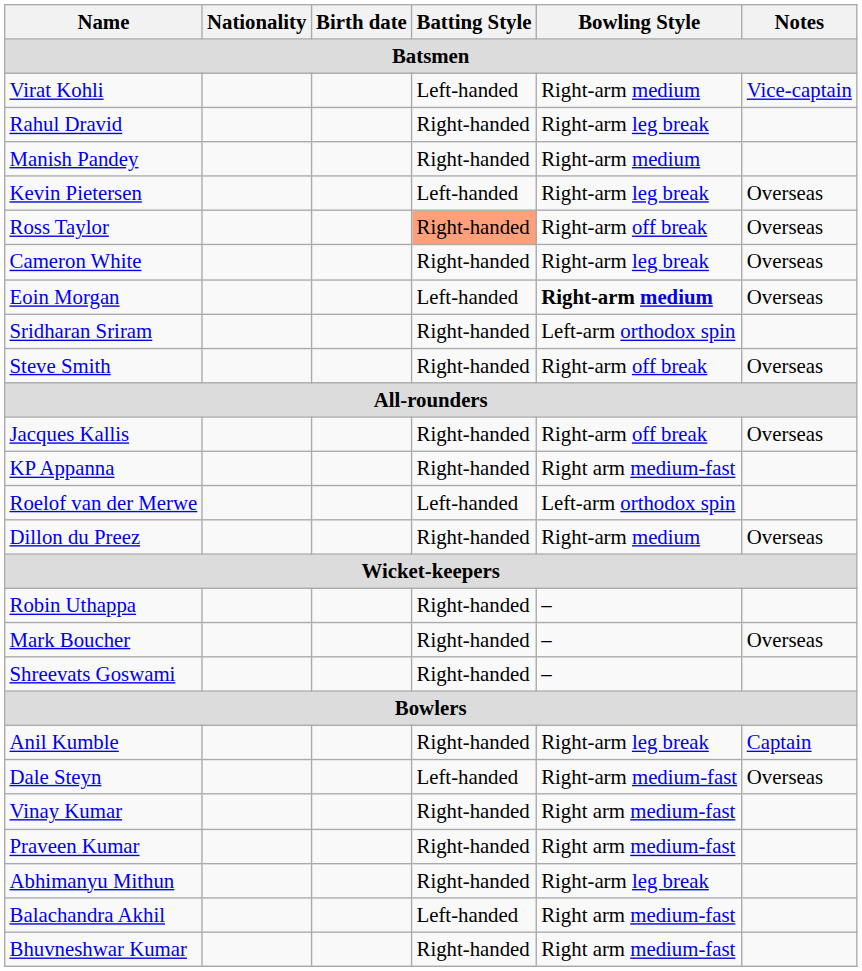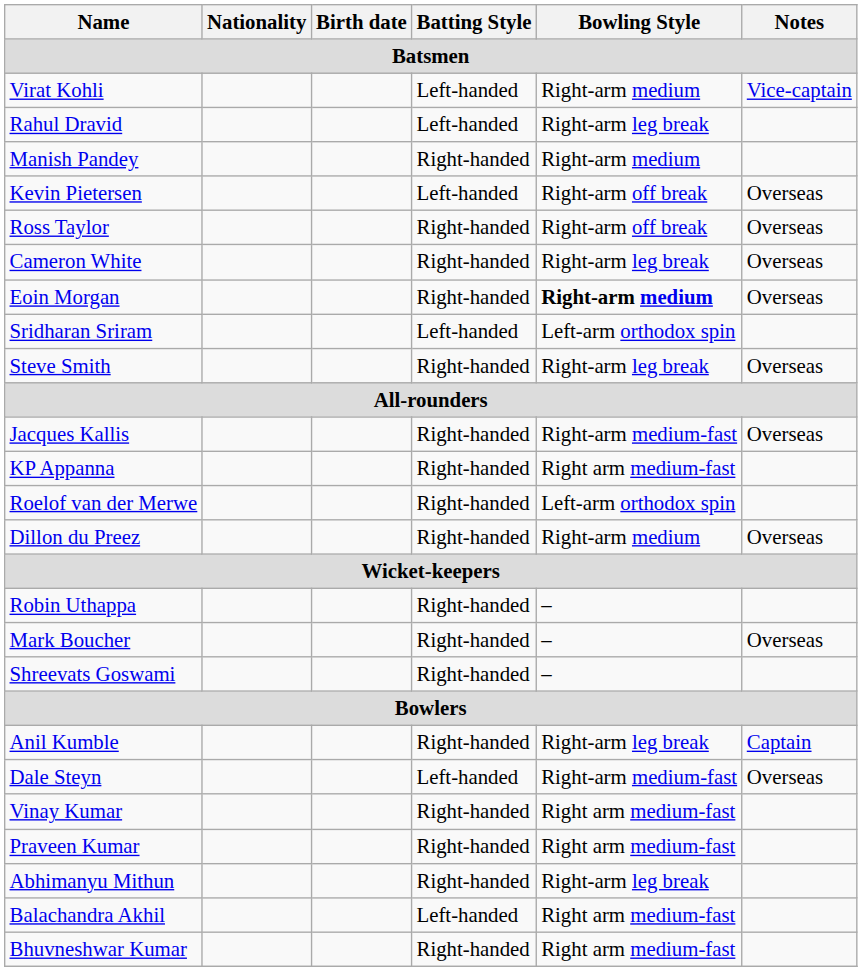(473, 124) Right-handed -> (467, 124) Left-handed
(625, 193) Right-arm leg break -> (624, 193) Right-arm off break
(473, 227) lightsalmon background -> (473, 227) no background
(467, 296) Left-handed -> (473, 296) Right-handed
(473, 330) Right-handed -> (467, 330) Left-handed
(624, 365) Right-arm off break -> (625, 365) Right-arm leg break
(624, 433) Right-arm off break -> (639, 433) Right-arm medium-fast
(467, 502) Left-handed -> (473, 502) Right-handed
